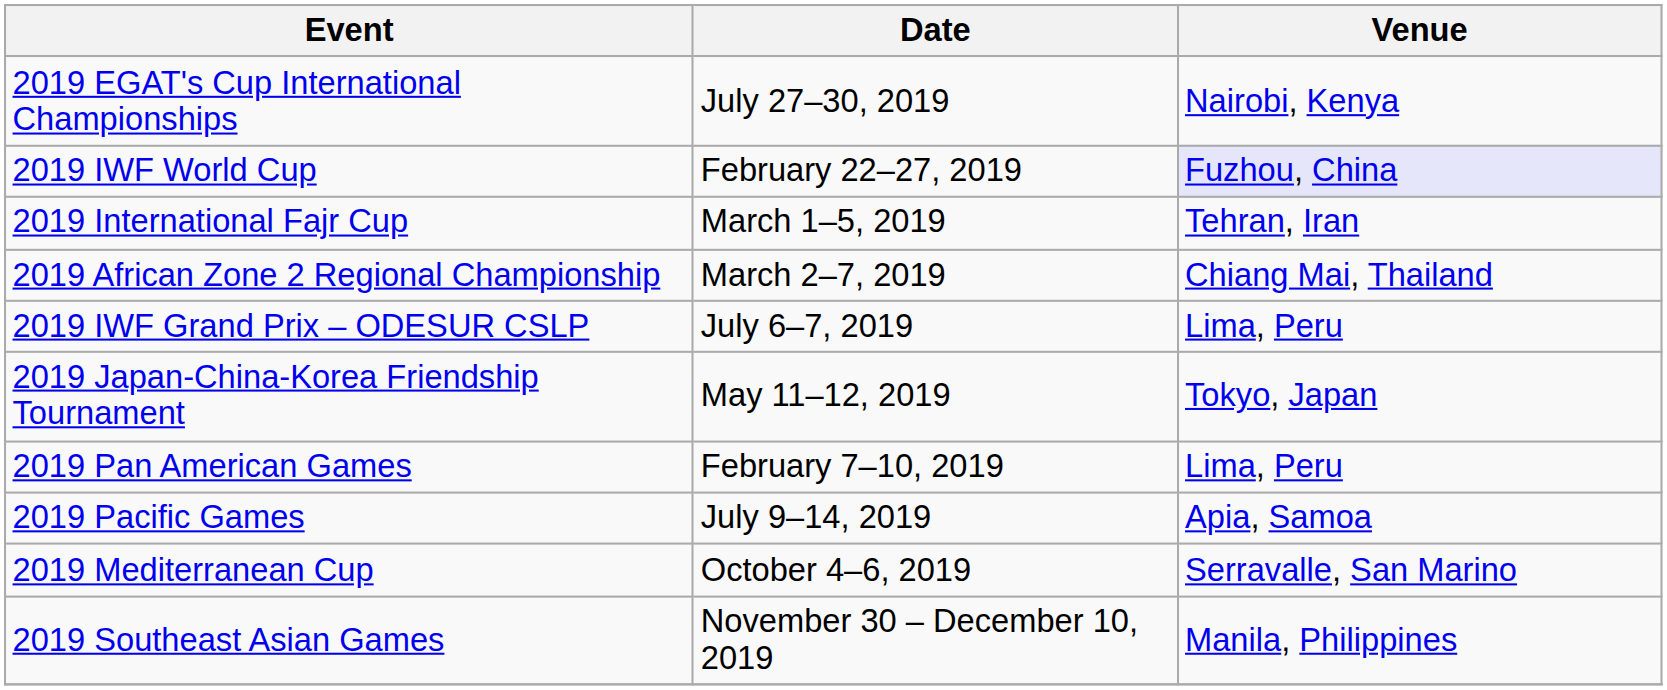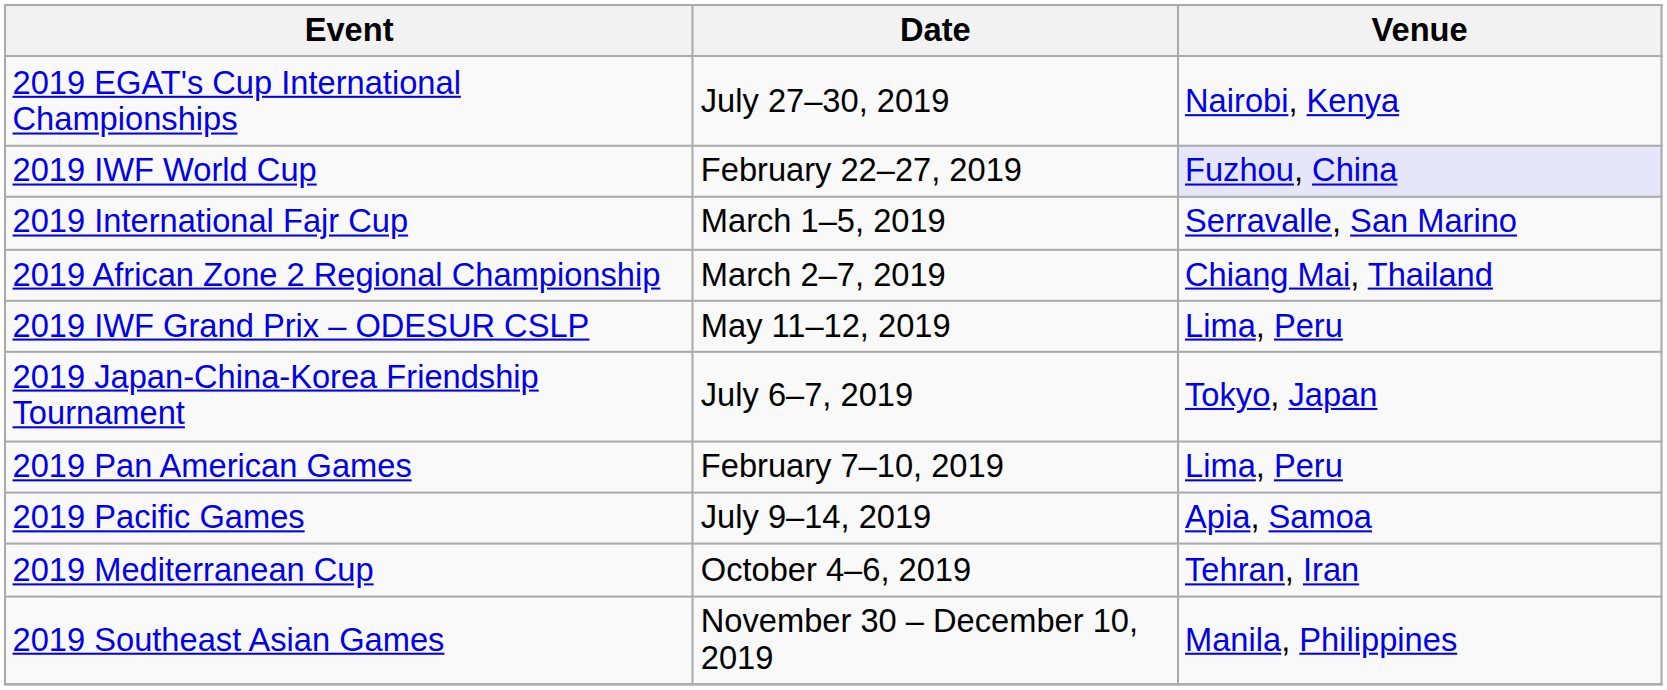(1272, 222) Tehran, Iran -> (1351, 222) Serravalle, San Marino
(807, 325) July 6–7, 2019 -> (826, 325) May 11–12, 2019
(826, 396) May 11–12, 2019 -> (807, 396) July 6–7, 2019
(1351, 569) Serravalle, San Marino -> (1272, 569) Tehran, Iran
